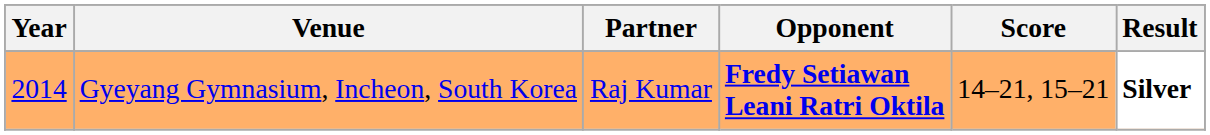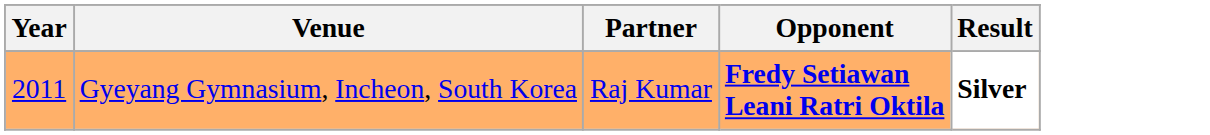- column: (1033, 27)
(39, 89) 2014 -> (39, 89) 2011
